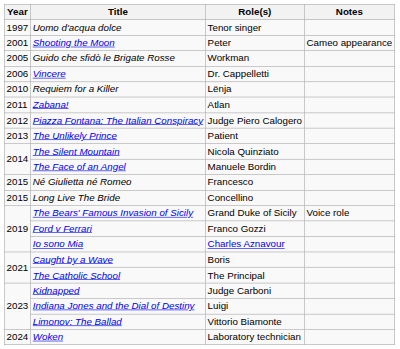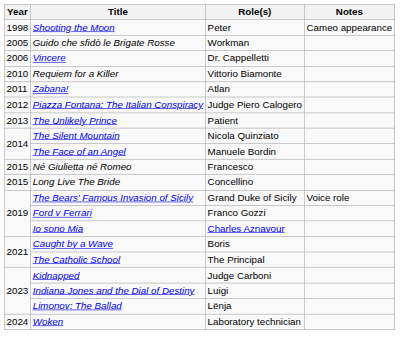- row: (77, 27)
(17, 43) 2001 -> (17, 27) 1998
(220, 89) Lënja -> (245, 74) Vittorio Biamonte
(245, 321) Vittorio Biamonte -> (220, 306) Lënja
